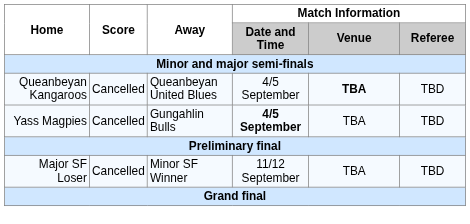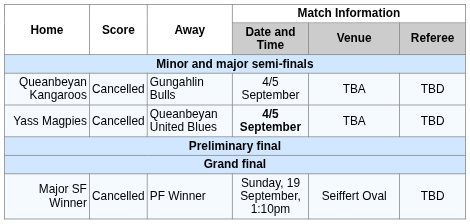(184, 89) Queanbeyan United Blues -> (177, 89) Gungahlin Bulls
(354, 89) bold -> (354, 89) normal
(177, 121) Gungahlin Bulls -> (184, 121) Queanbeyan United Blues
- row: (63, 171)
+ row: (63, 196)
